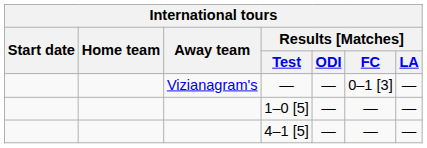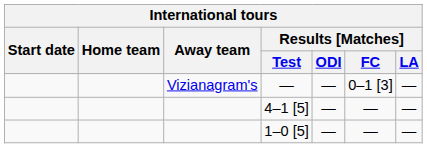rows swapped: (287, 131) <-> (287, 108)
